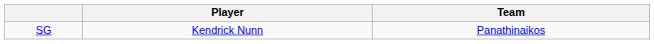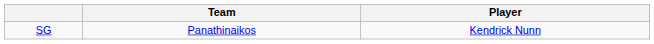columns swapped: (227, 13) <-> (511, 13)
